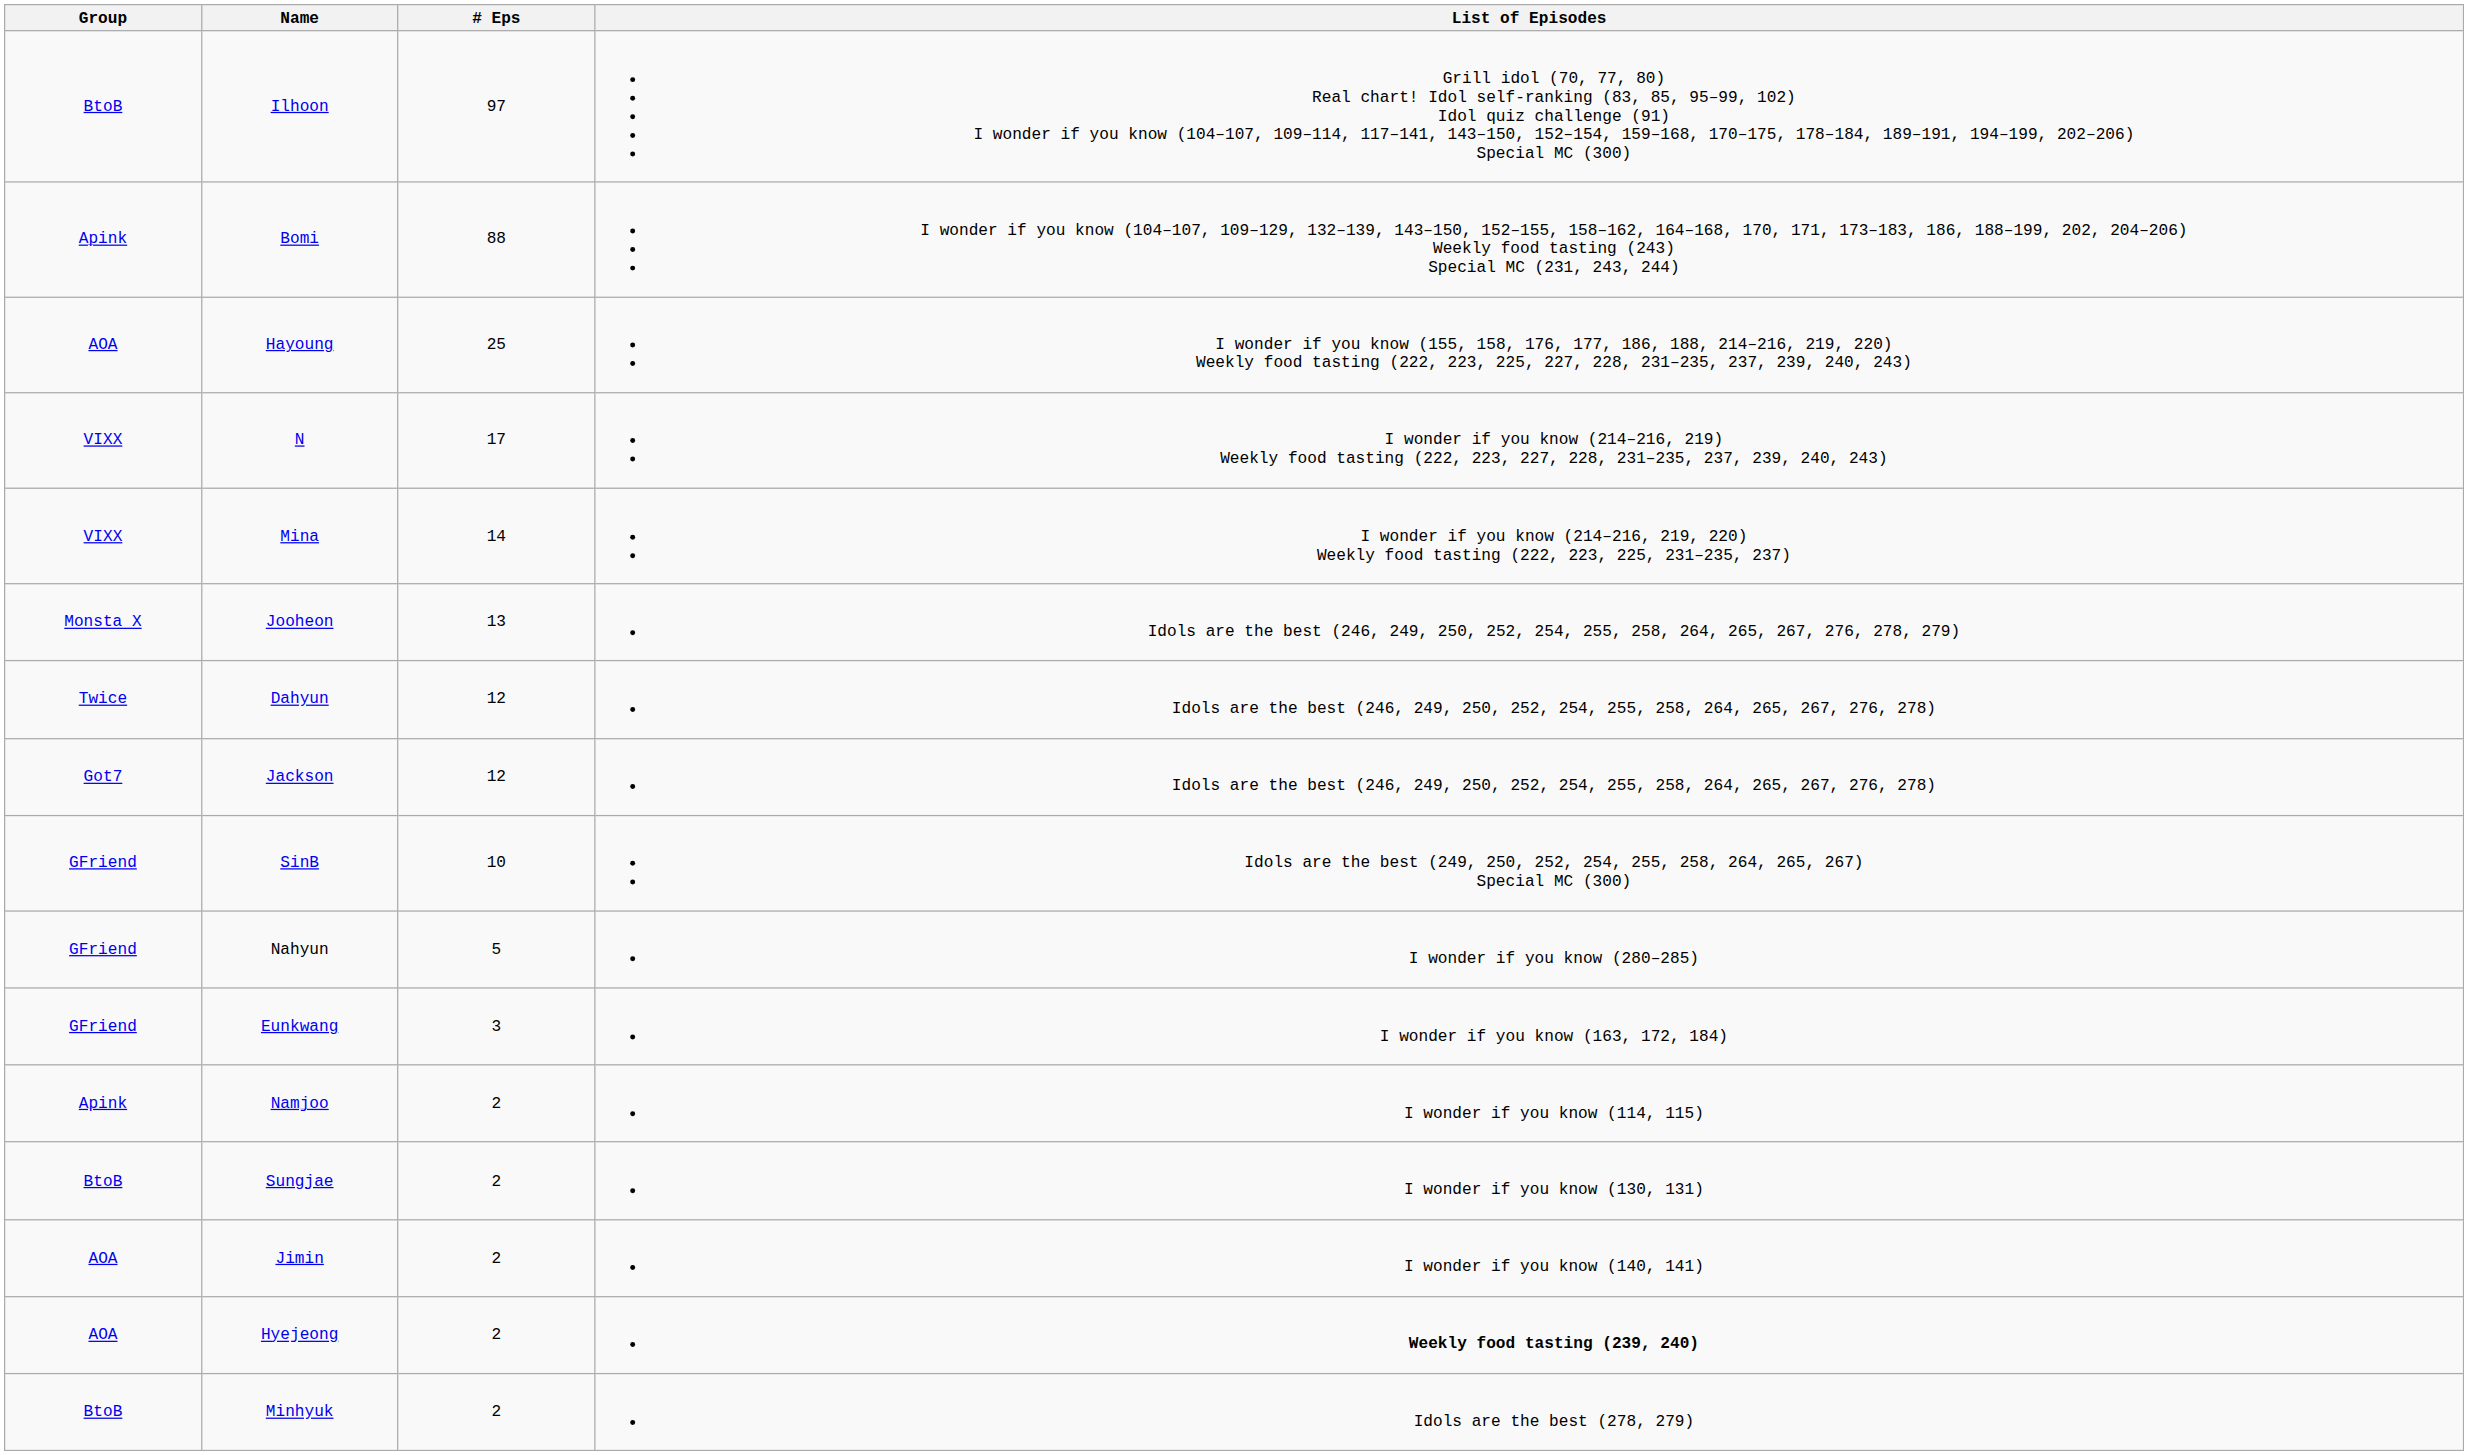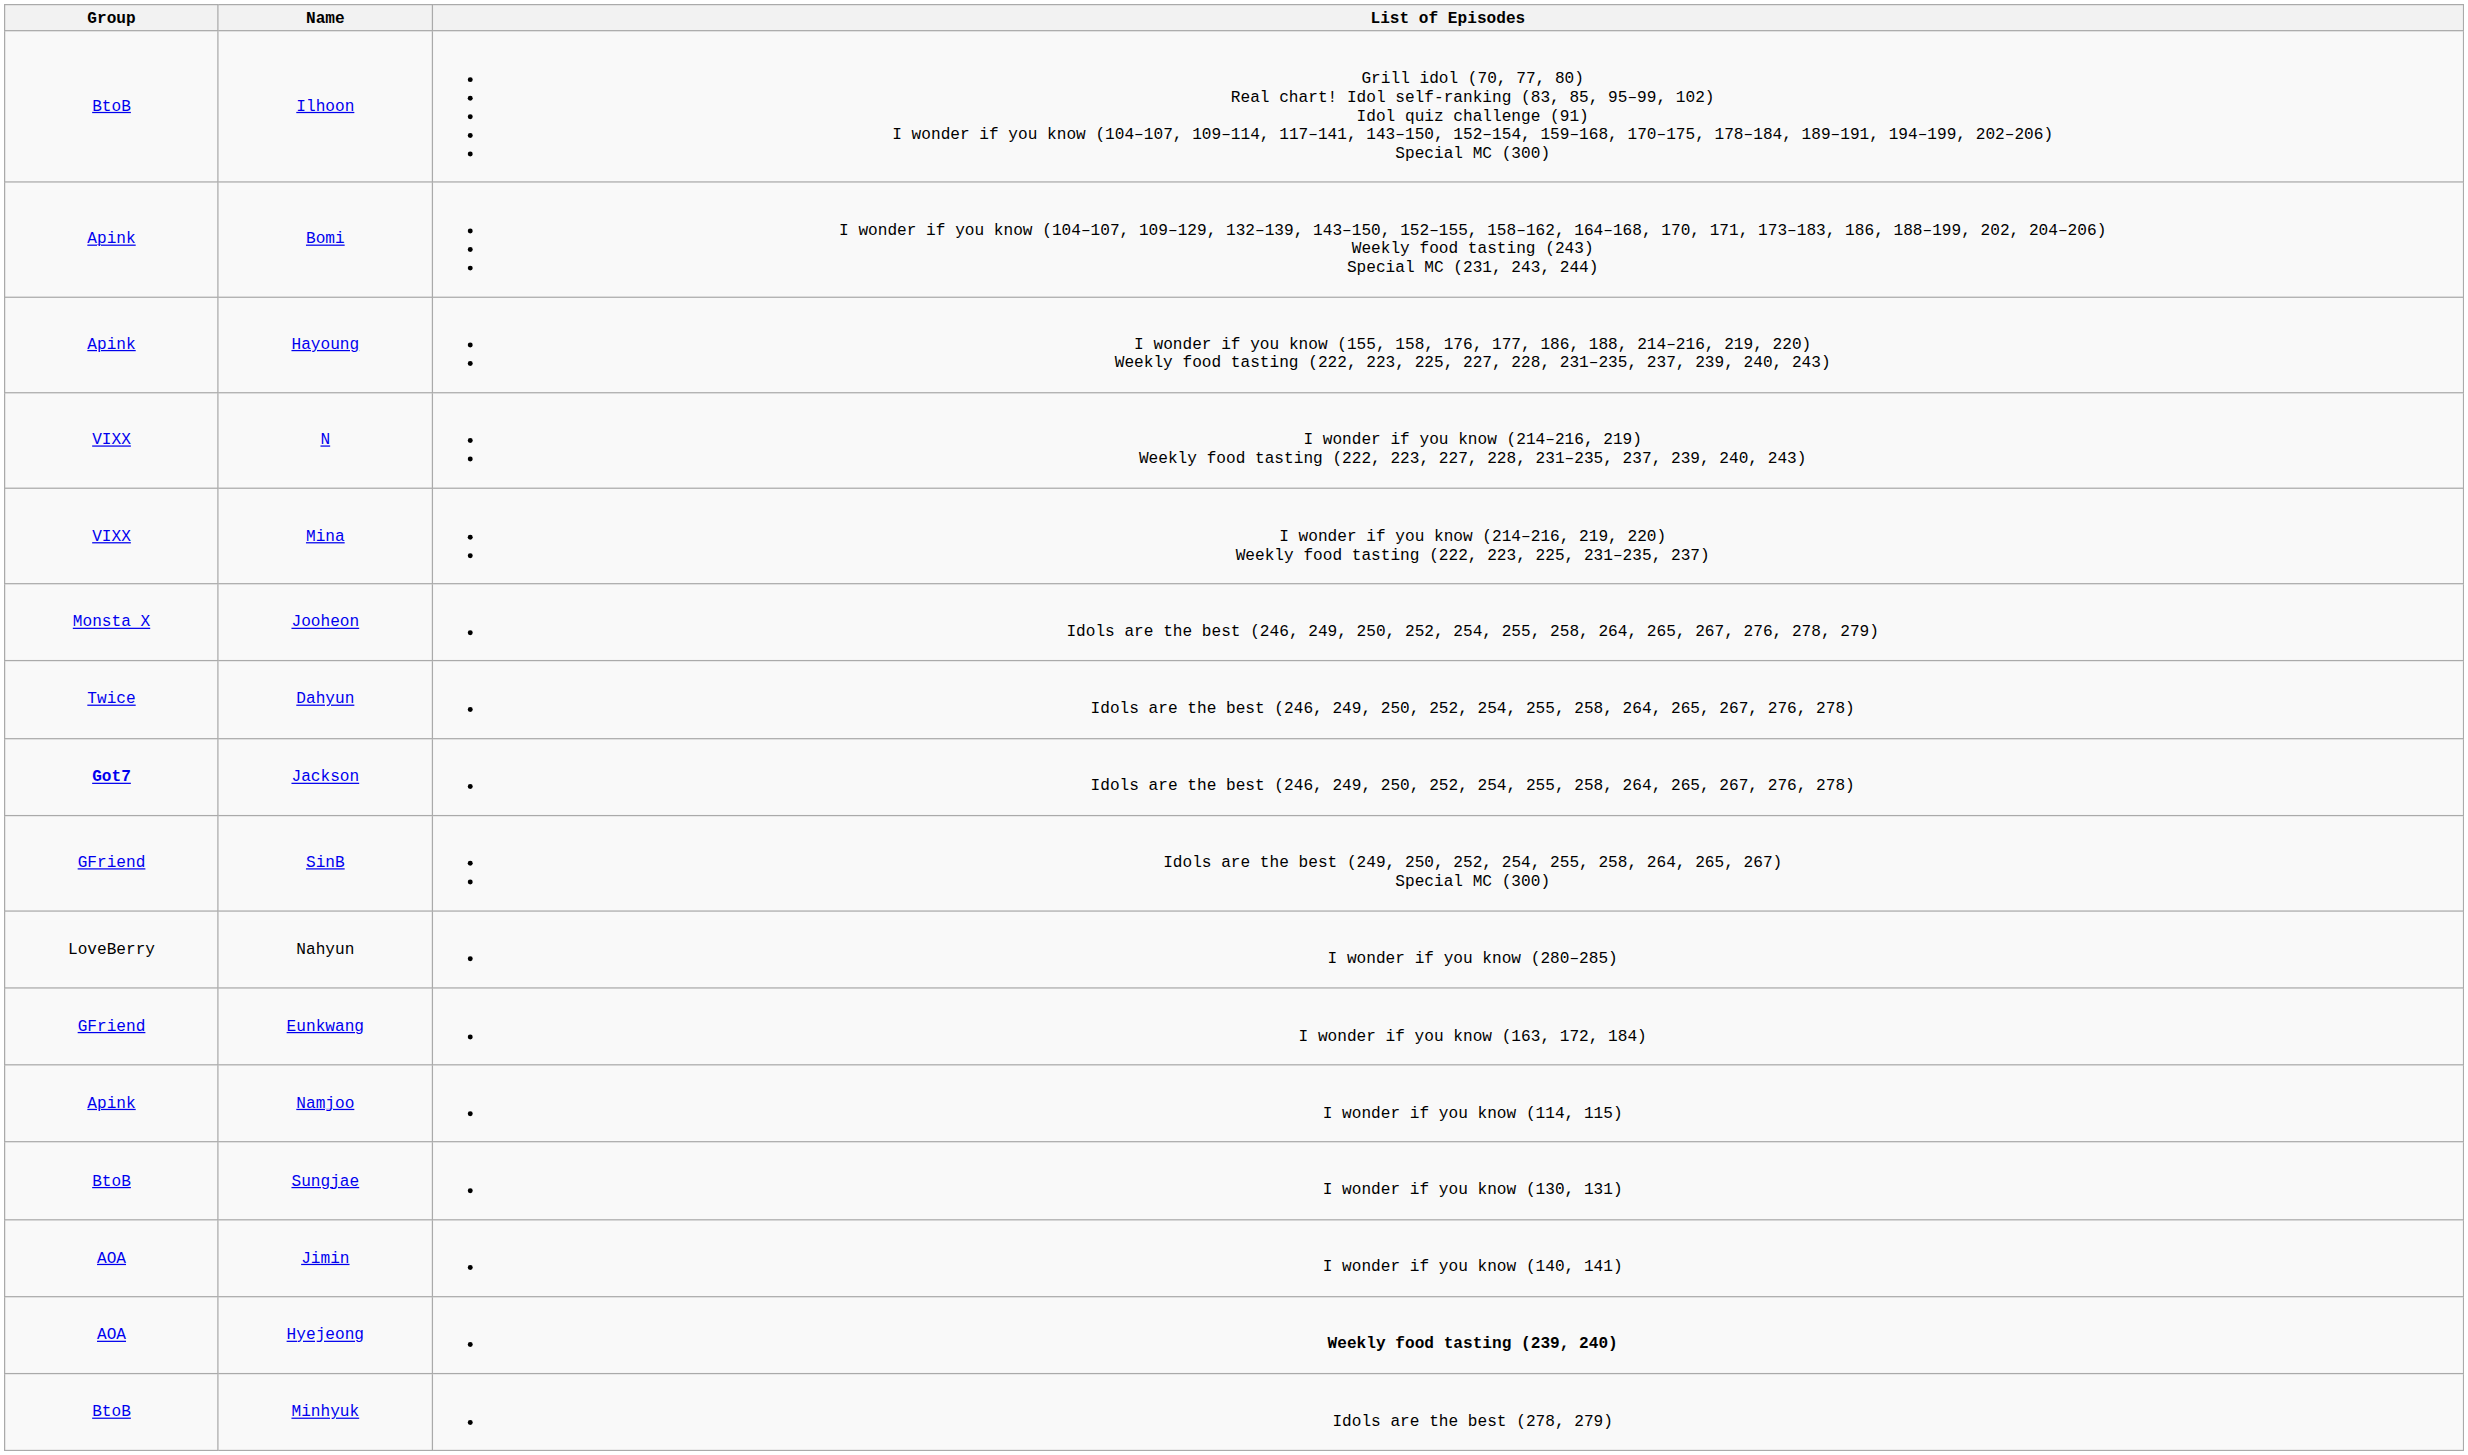- column: (496, 18)
(103, 345) AOA -> (112, 345) Apink
(103, 777) normal -> (112, 777) bold
(103, 949) GFriend -> (112, 949) LoveBerry
